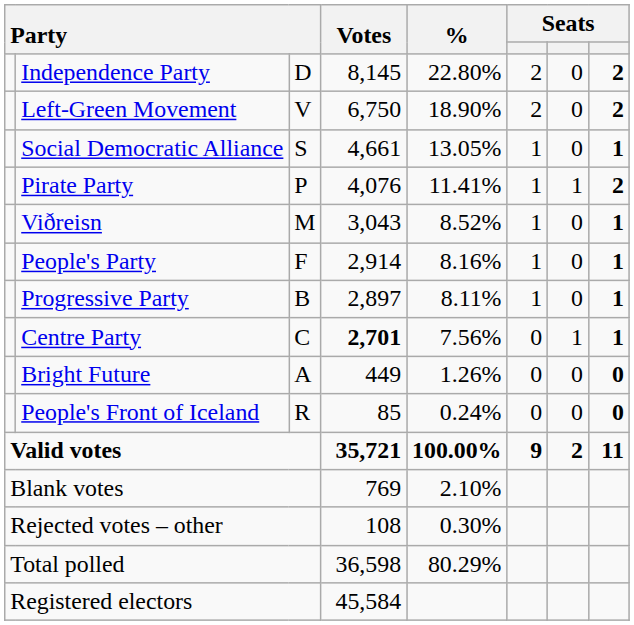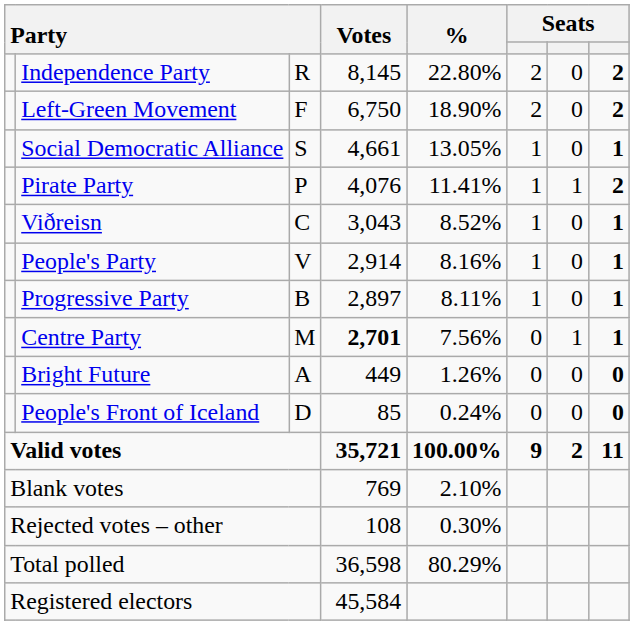(303, 72) D -> (302, 72) R
(303, 110) V -> (301, 110) F
(305, 223) M -> (302, 223) C
(301, 261) F -> (303, 261) V
(302, 336) C -> (305, 336) M
(302, 412) R -> (303, 412) D
